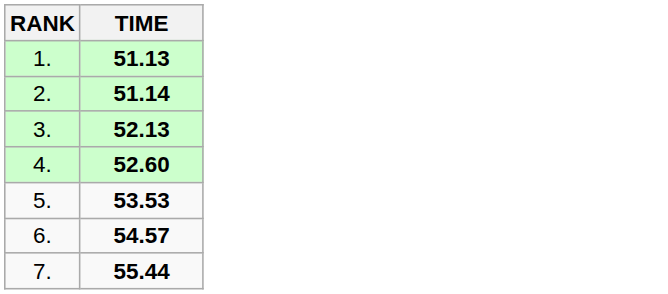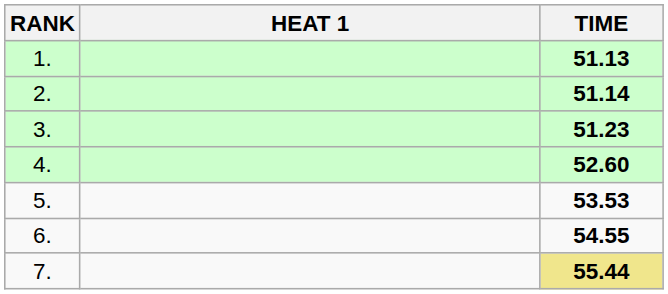+ column: (310, 23)
(142, 129) 52.13 -> (601, 129) 51.23
(142, 236) 54.57 -> (601, 236) 54.55
(142, 271) no background -> (601, 271) khaki background
